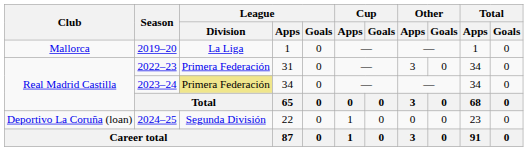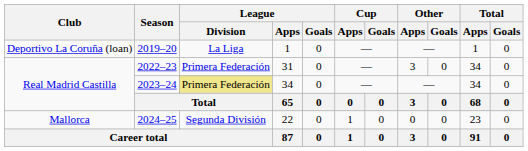(70, 48) Mallorca -> (70, 48) Deportivo La Coruña (loan)
(70, 119) Deportivo La Coruña (loan) -> (70, 119) Mallorca
